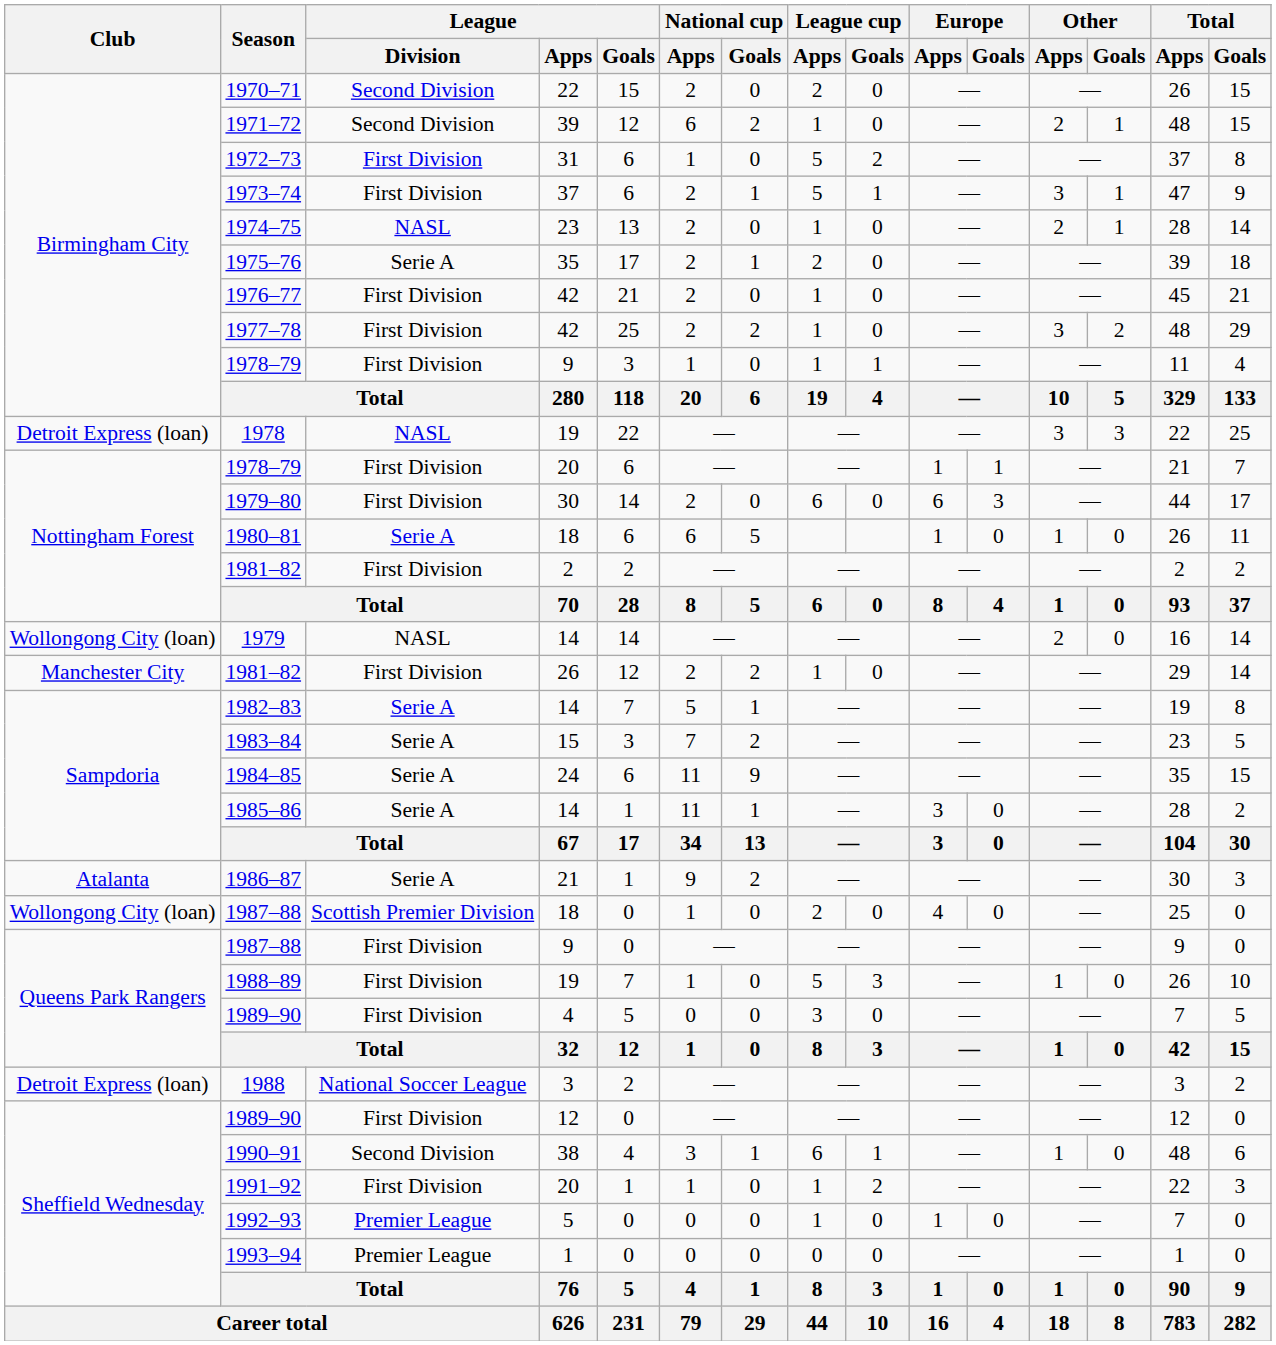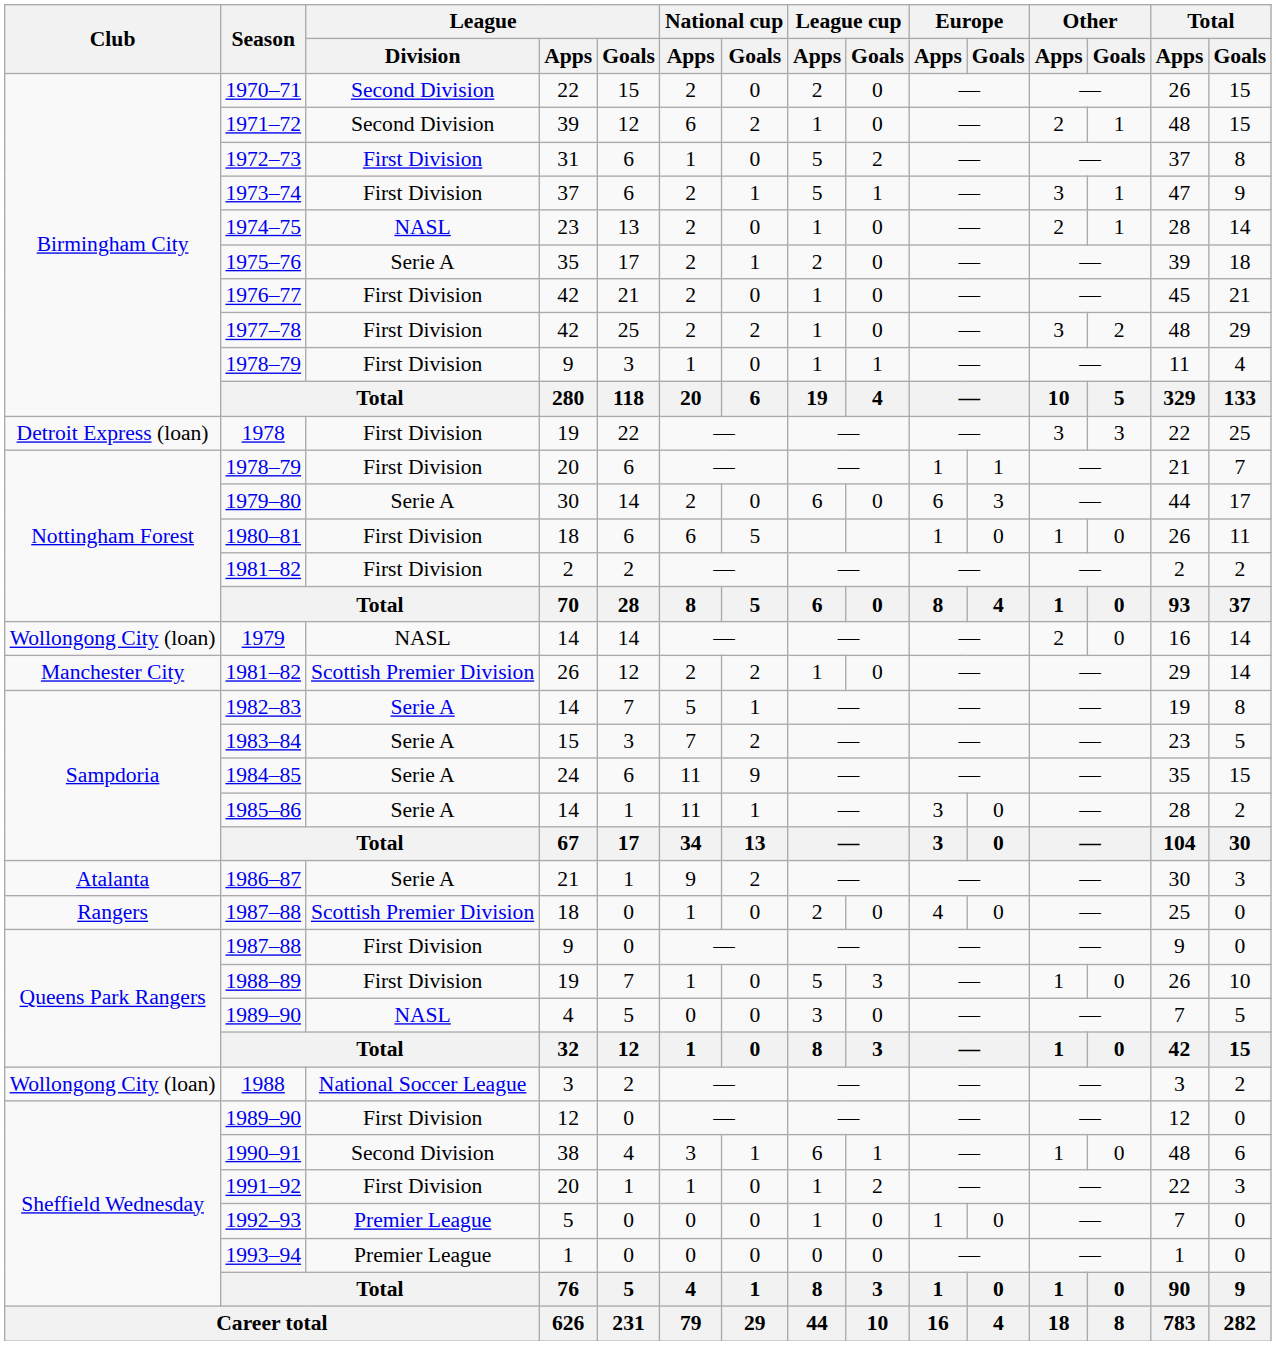(423, 432) NASL -> (423, 432) First Division
(423, 501) First Division -> (423, 501) Serie A
(423, 535) Serie A -> (423, 535) First Division
(423, 672) First Division -> (423, 672) Scottish Premier Division
(113, 912) Wollongong City (loan) -> (113, 912) Rangers
(423, 1015) First Division -> (423, 1015) NASL
(113, 1083) Detroit Express (loan) -> (113, 1083) Wollongong City (loan)
